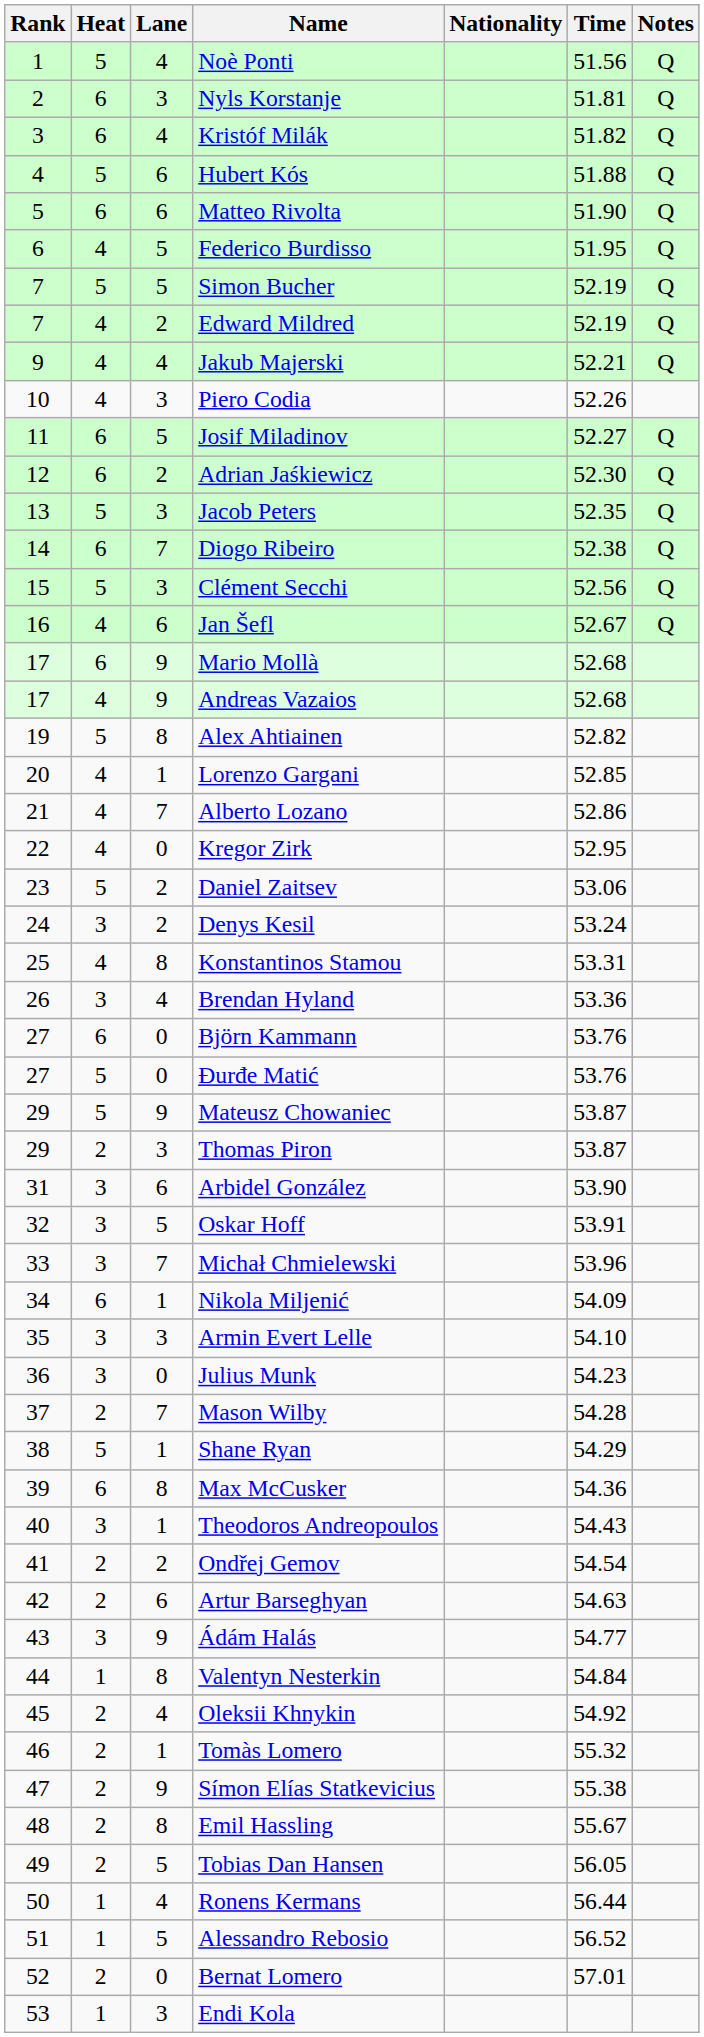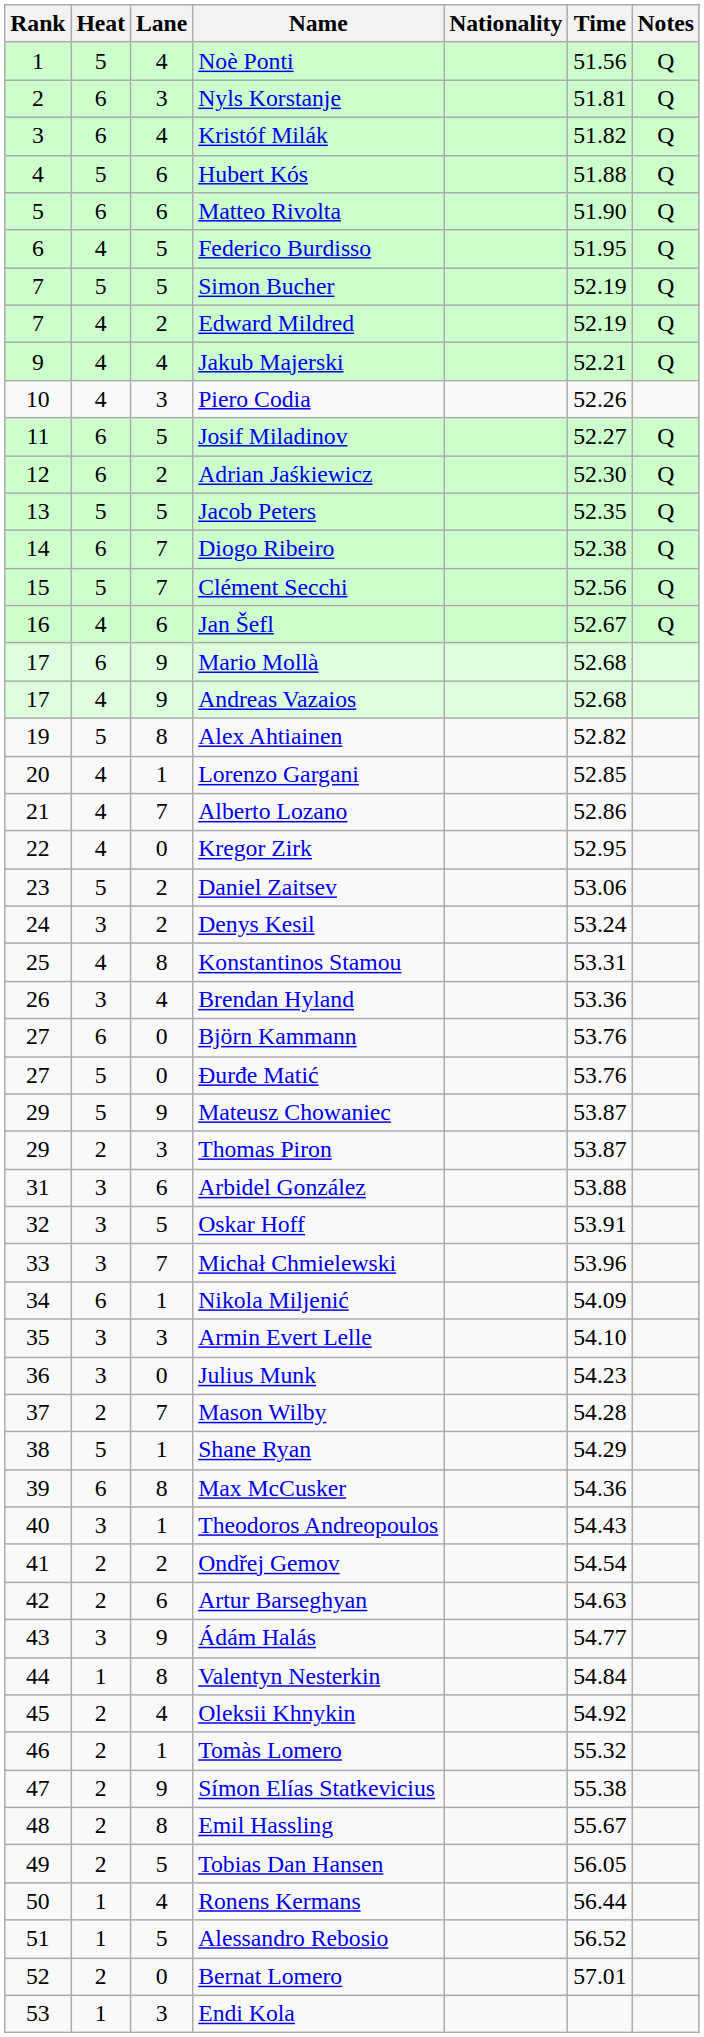(162, 511) 3 -> (162, 511) 5
(162, 586) 3 -> (162, 586) 7
(600, 1187) 53.90 -> (600, 1187) 53.88
